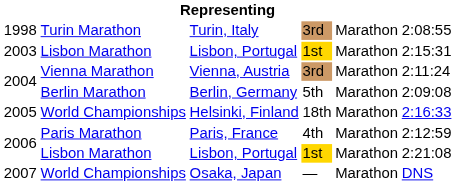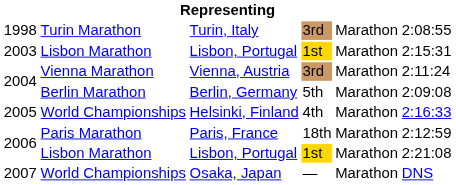(317, 112) 18th -> (313, 112) 4th
(313, 132) 4th -> (317, 132) 18th
